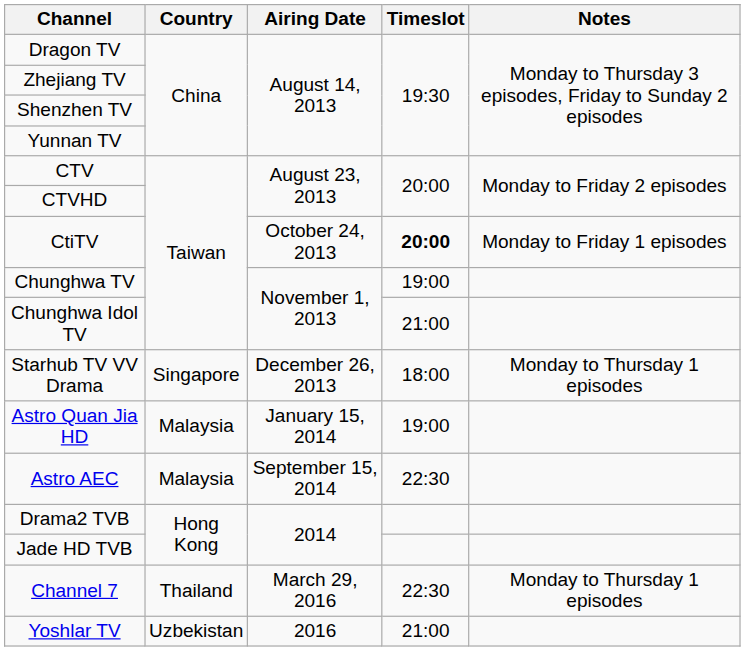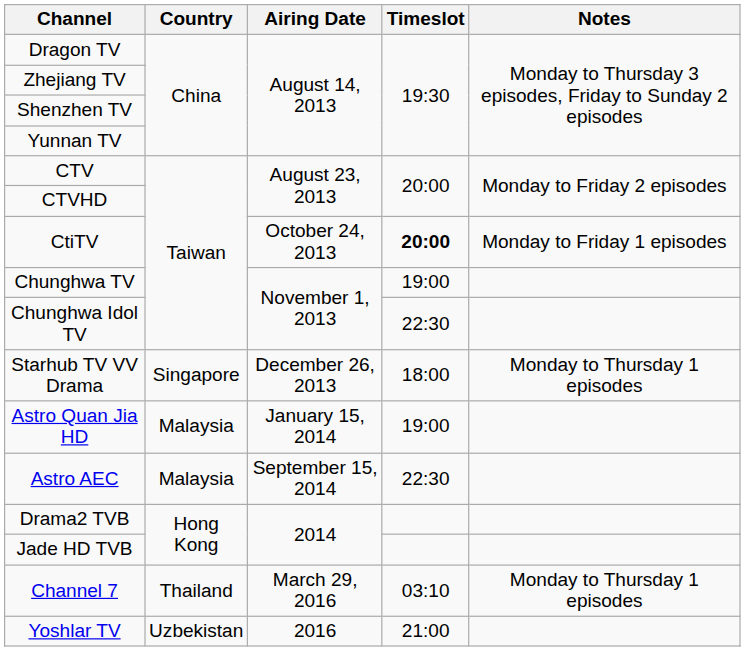(426, 323) 21:00 -> (426, 323) 22:30
(426, 590) 22:30 -> (426, 590) 03:10
